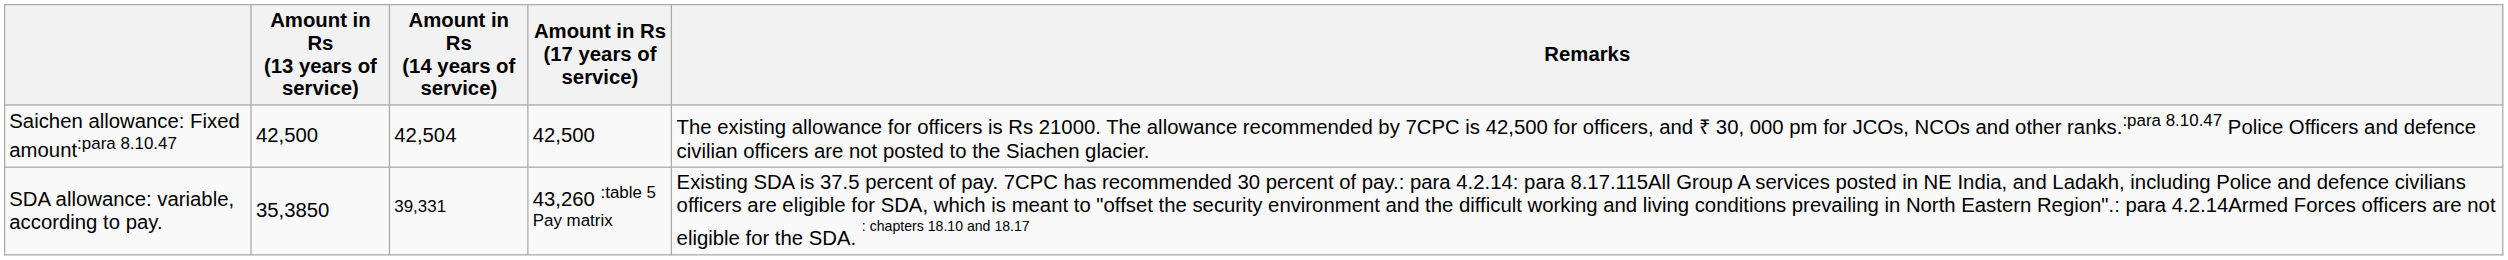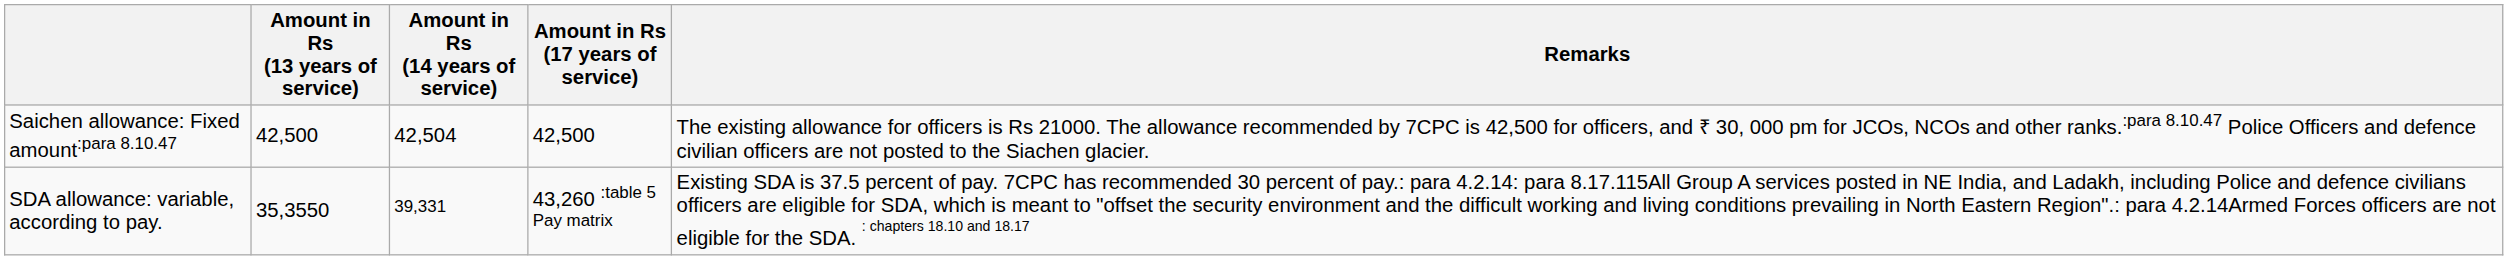(293, 211) 35,3850 -> (293, 211) 35,3550
